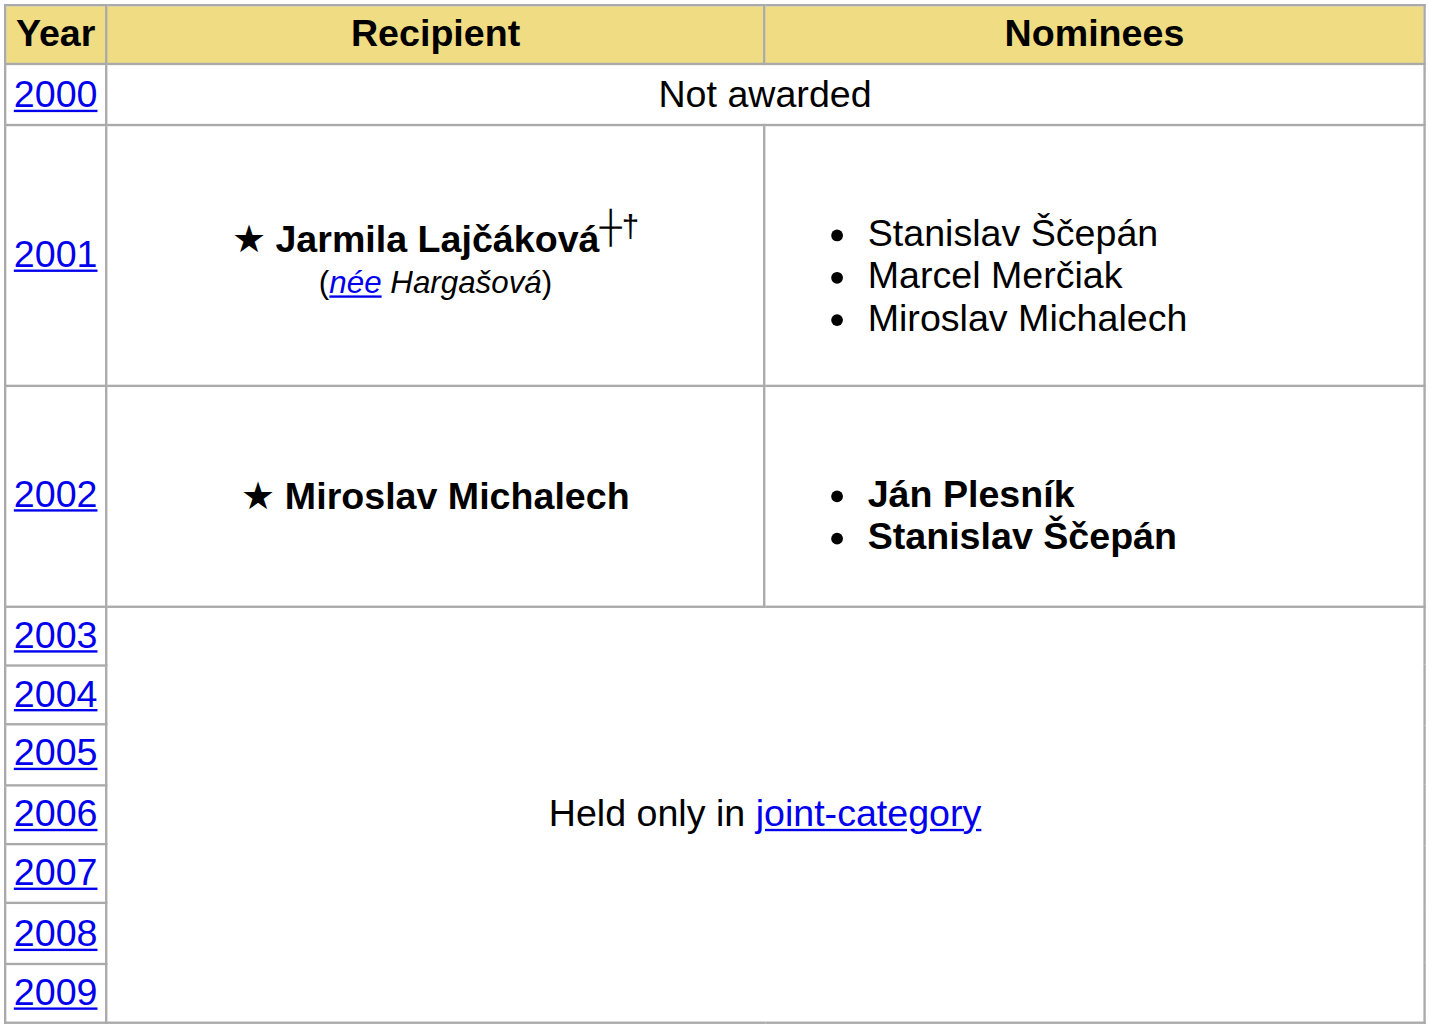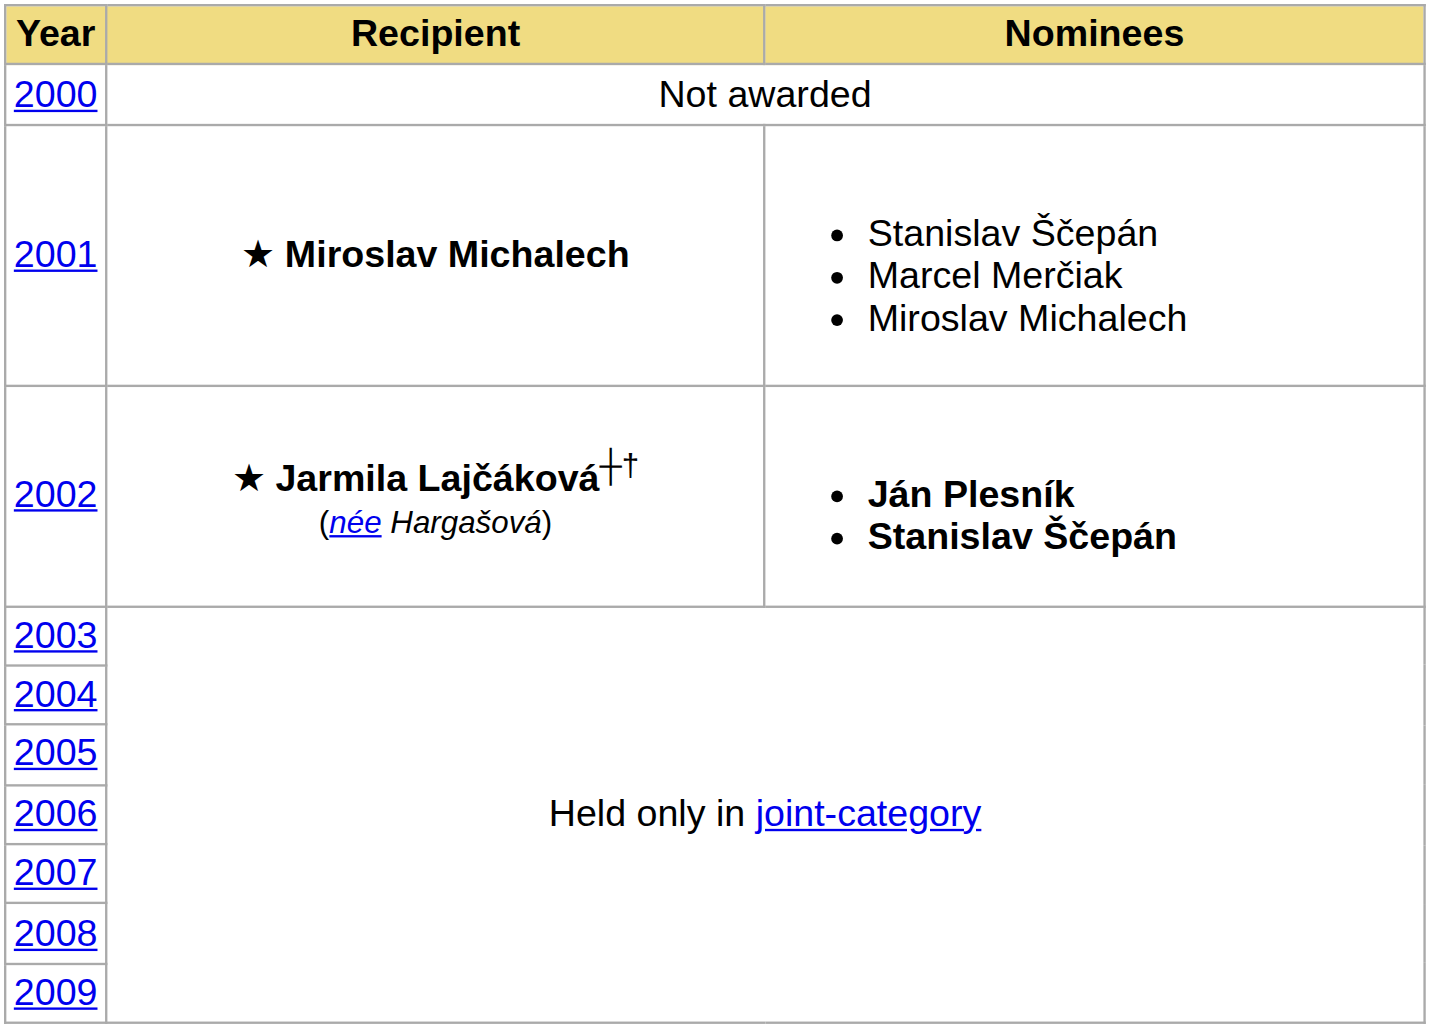(436, 254) ★ Jarmila Lajčáková┼† (née Hargašová) -> (436, 255) ★ Miroslav Michalech
(436, 496) ★ Miroslav Michalech -> (436, 495) ★ Jarmila Lajčáková┼† (née Hargašová)
